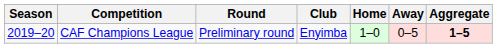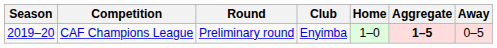columns swapped: (408, 14) <-> (459, 14)
